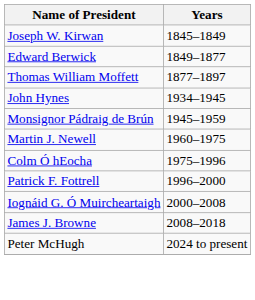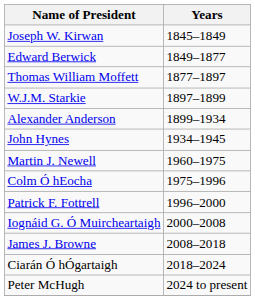+ row: (47, 98)
+ row: (62, 118)
- row: (80, 118)
+ row: (62, 264)
